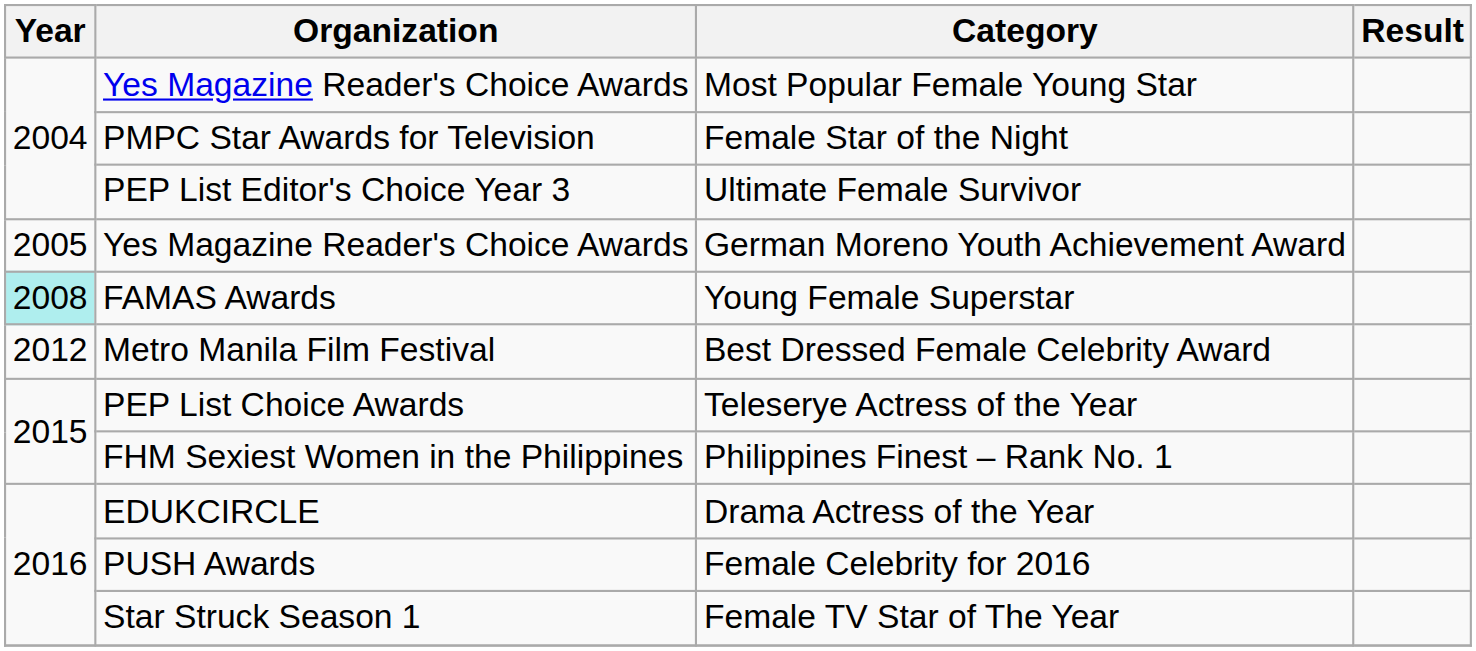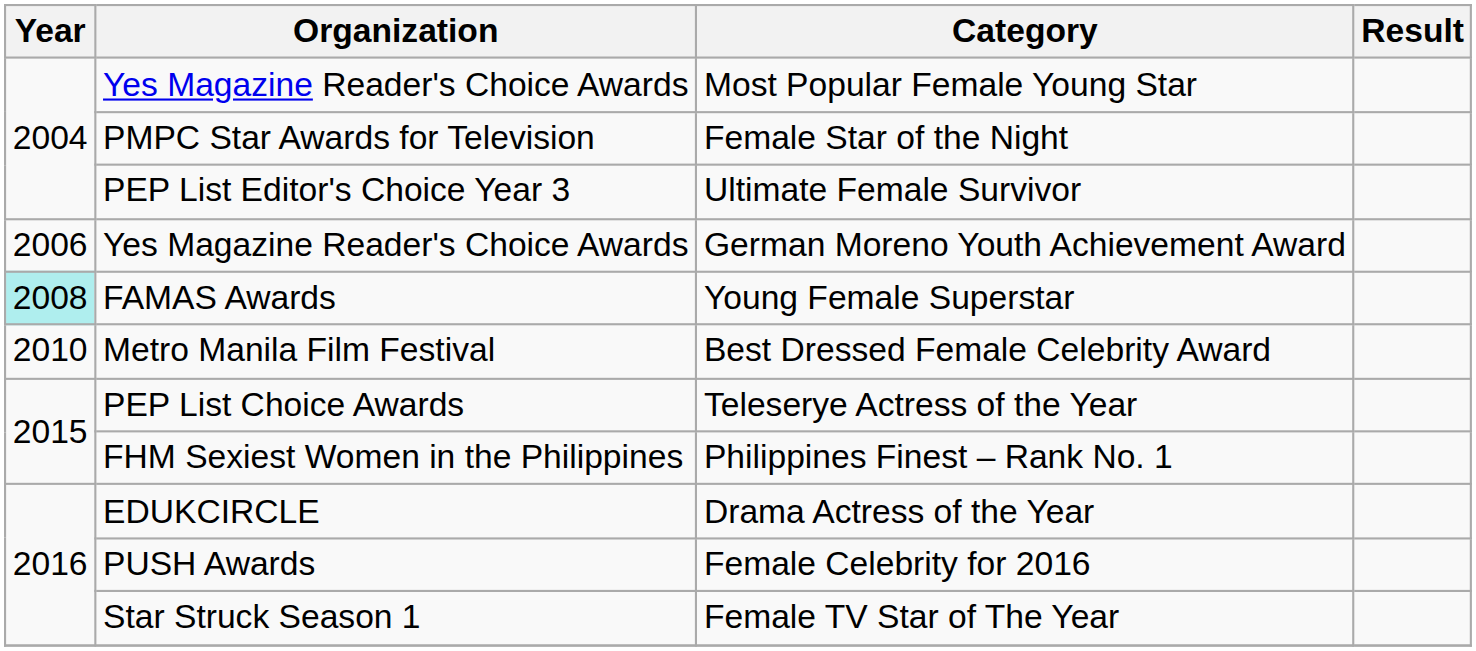(50, 244) 2005 -> (50, 244) 2006
(50, 350) 2012 -> (50, 350) 2010
